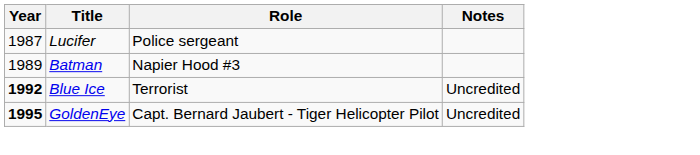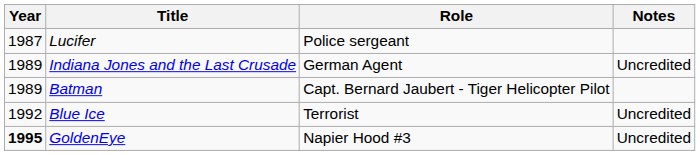+ row: (173, 65)
(186, 65) Napier Hood #3 -> (456, 89) Capt. Bernard Jaubert - Tiger Helicopter Pilot
(25, 89) bold -> (25, 114) normal
(286, 114) Capt. Bernard Jaubert - Tiger Helicopter Pilot -> (357, 138) Napier Hood #3
